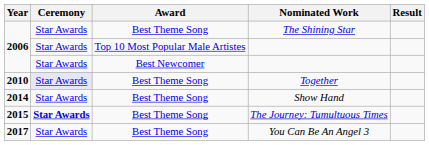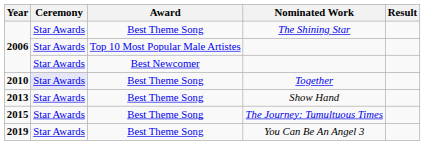(18, 98) 2014 -> (18, 98) 2013
(61, 115) bold -> (59, 115) normal
(18, 132) 2017 -> (18, 132) 2019
